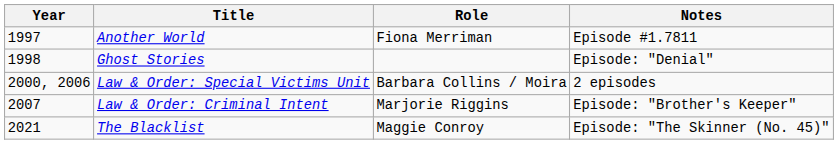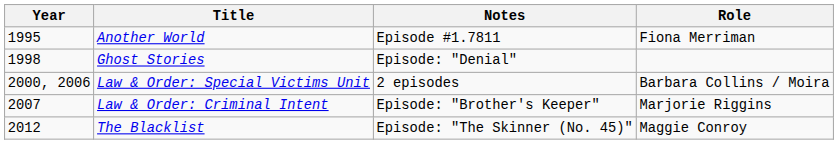columns swapped: (472, 16) <-> (701, 16)
(24, 38) 1997 -> (24, 38) 1995
(24, 128) 2021 -> (24, 128) 2012
